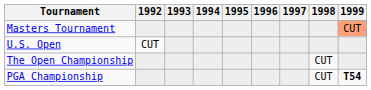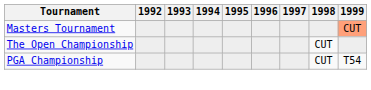- row: (34, 45)
(352, 77) bold -> (352, 61) normal
